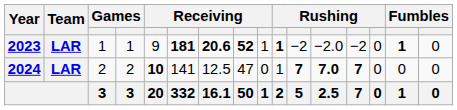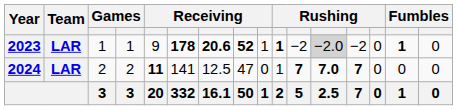(183, 46) 181 -> (183, 46) 178
(329, 46) no background -> (329, 46) lightgrey background
(156, 69) 10 -> (156, 69) 11
